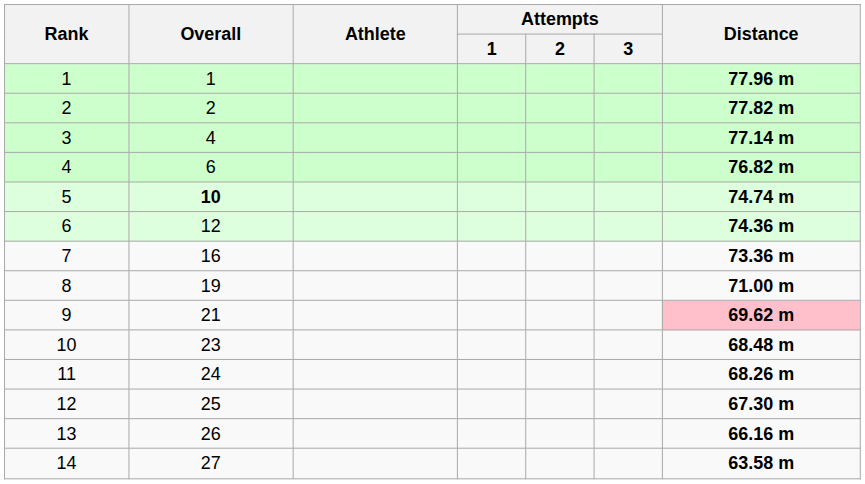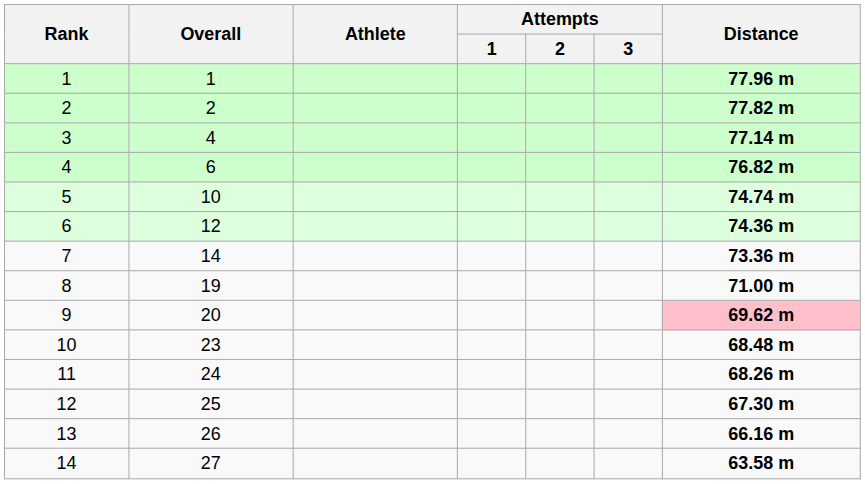(211, 196) bold -> (211, 196) normal
(211, 255) 16 -> (211, 255) 14
(211, 315) 21 -> (211, 315) 20
